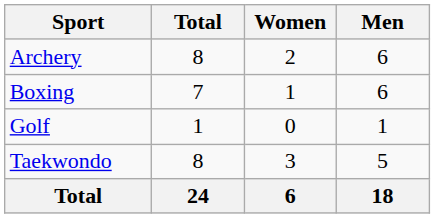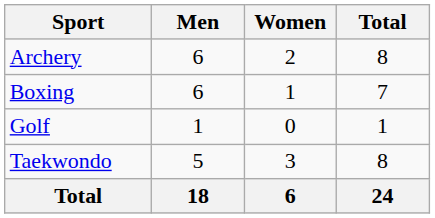columns swapped: (383, 21) <-> (198, 21)
